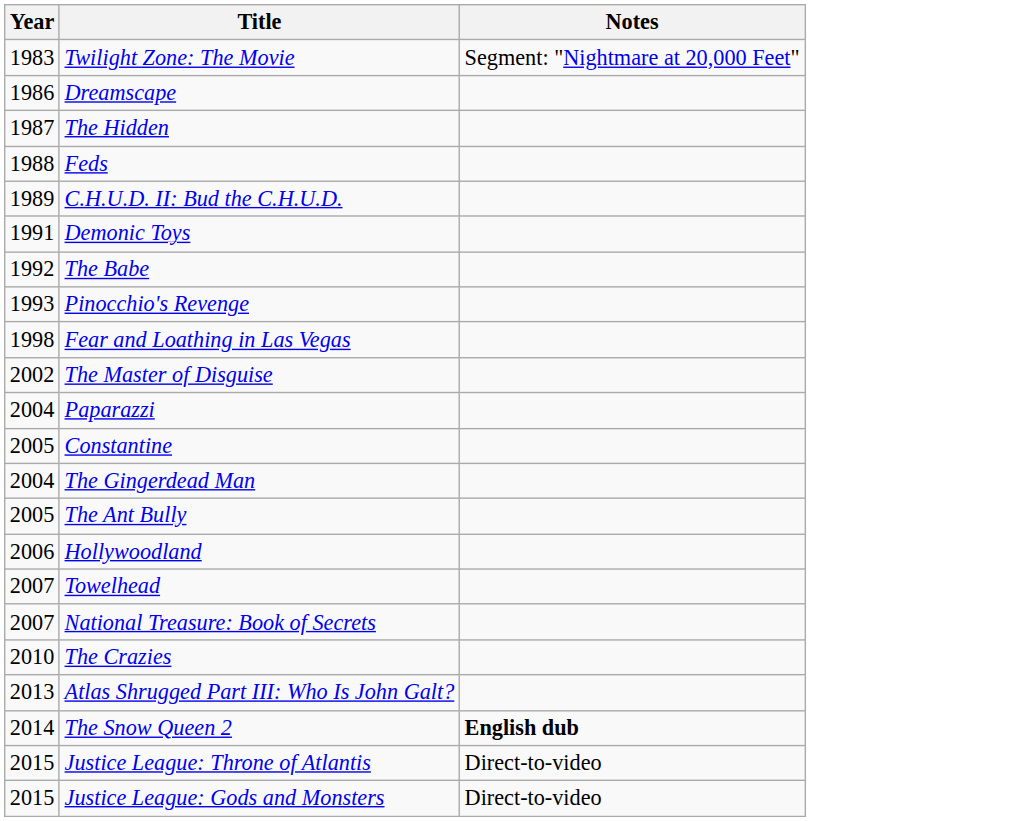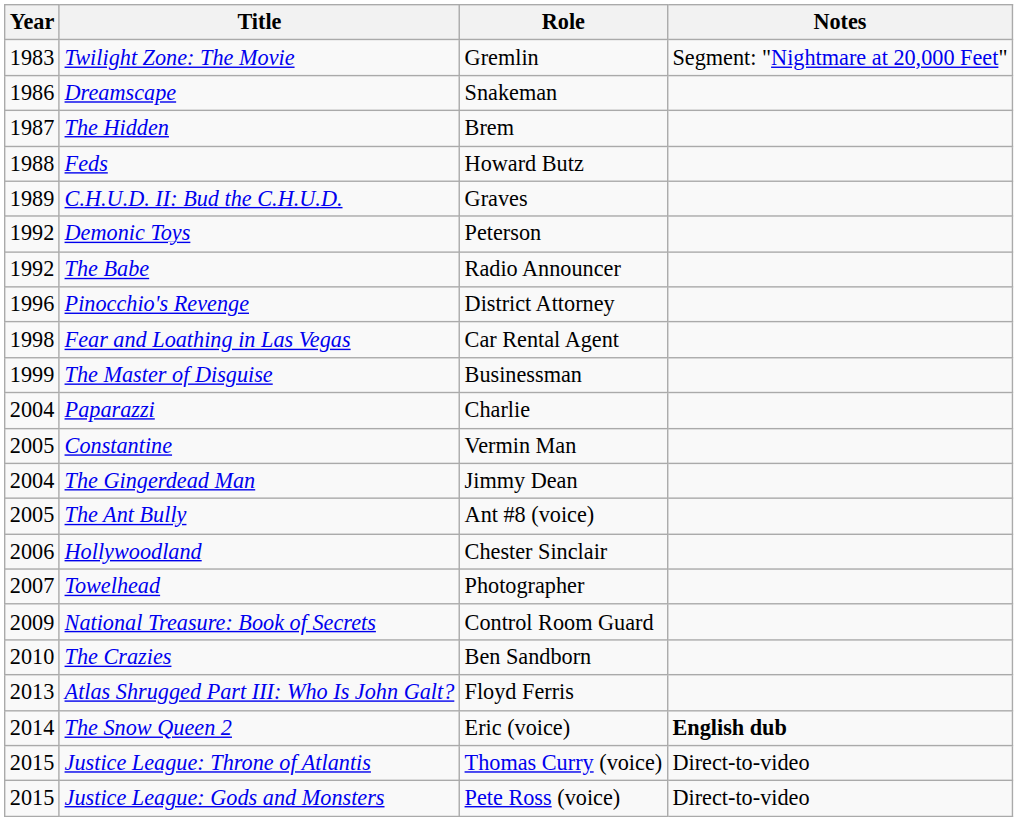+ column: (563, 22)
(32, 233) 1991 -> (32, 233) 1992
(32, 304) 1993 -> (32, 304) 1996
(32, 374) 2002 -> (32, 374) 1999
(32, 621) 2007 -> (32, 621) 2009
